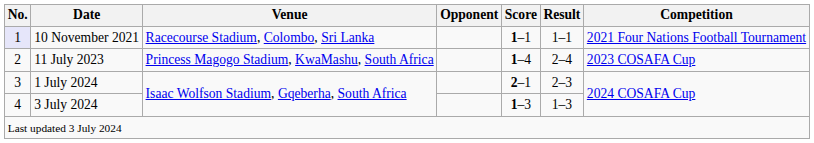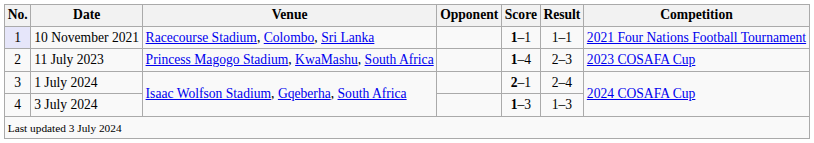(562, 60) 2–4 -> (562, 60) 2–3
(562, 82) 2–3 -> (562, 82) 2–4
